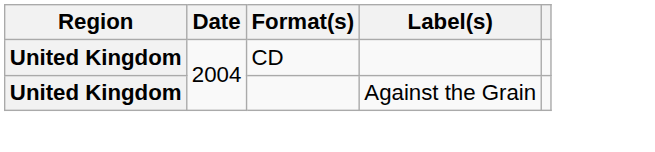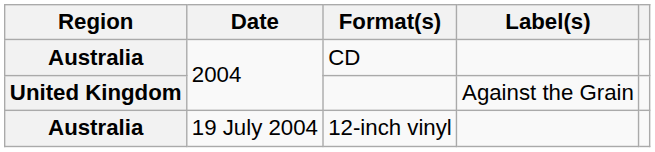(96, 57) United Kingdom -> (96, 57) Australia
+ row: (390, 127)
